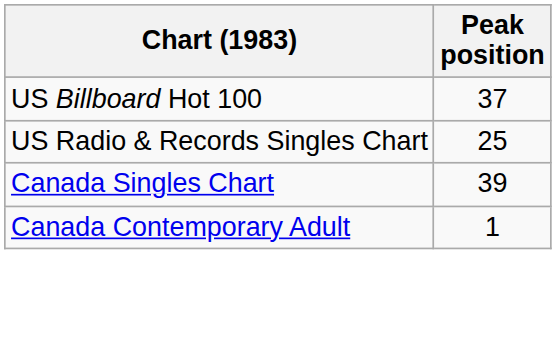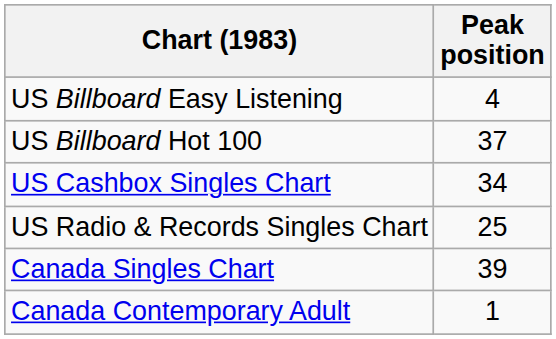+ row: (177, 98)
+ row: (171, 183)
